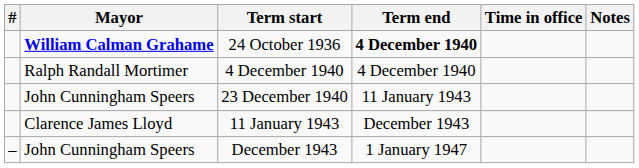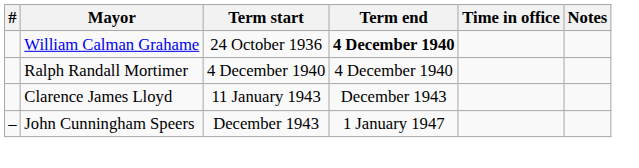(119, 44) bold -> (112, 44) normal
- row: (285, 96)
